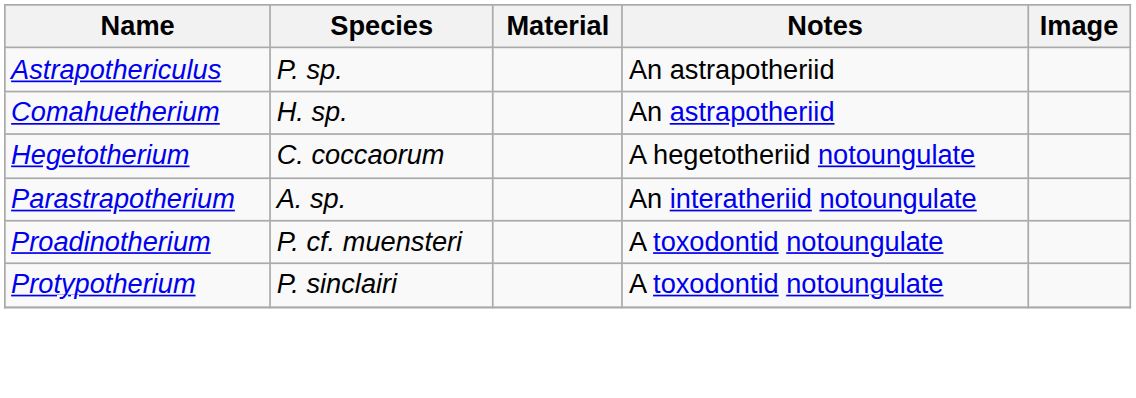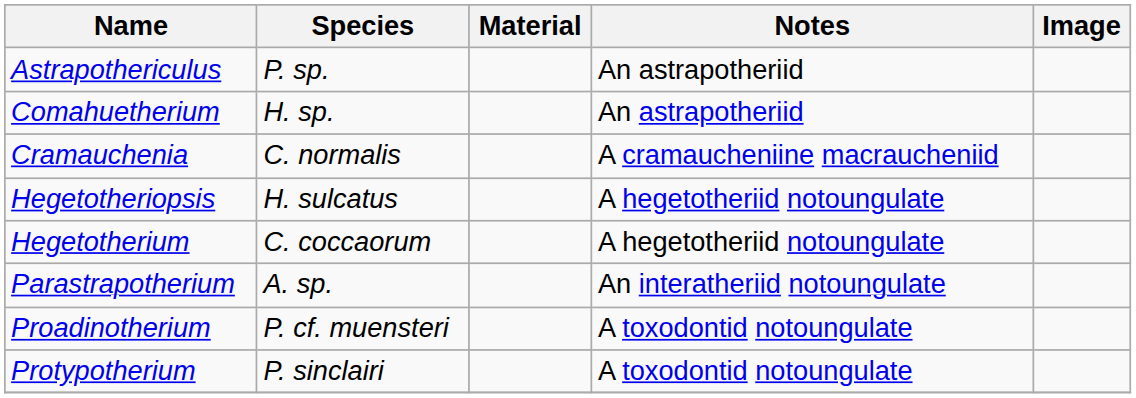+ row: (100, 155)
+ row: (113, 198)
